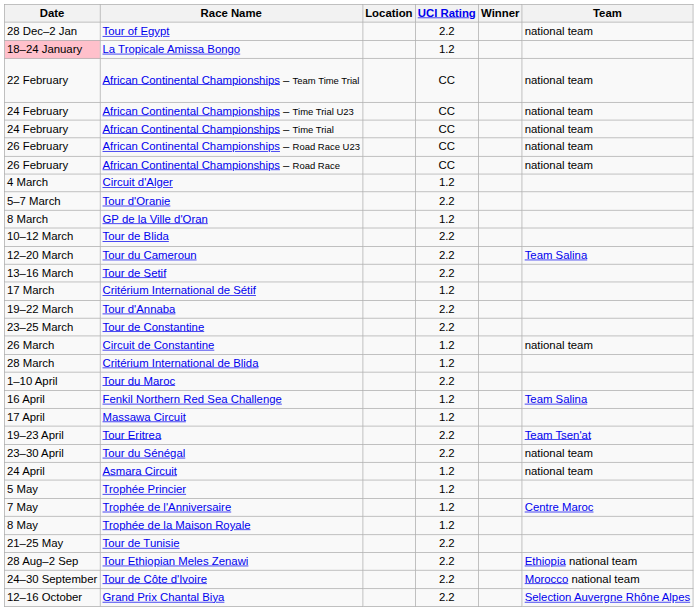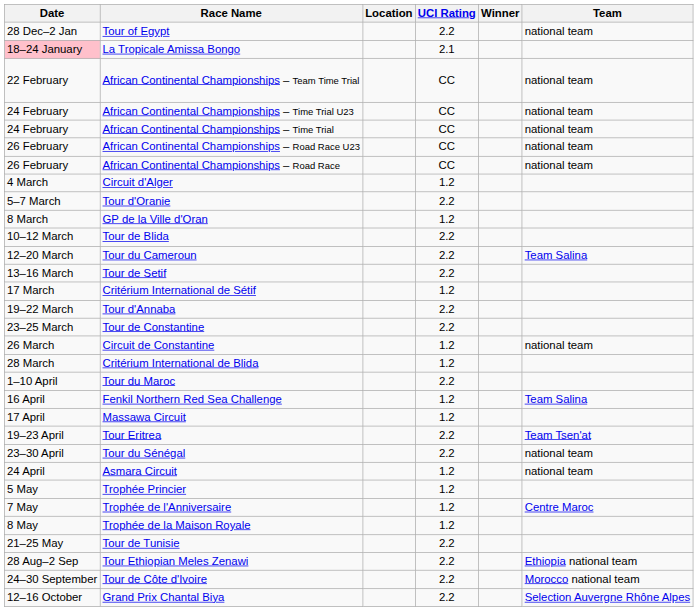(447, 49) 1.2 -> (447, 49) 2.1
